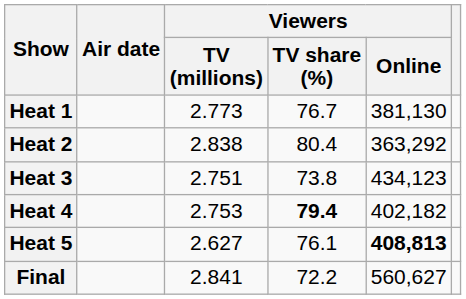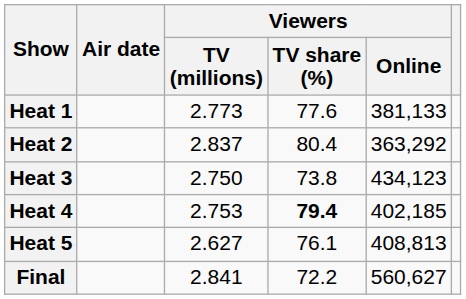(317, 111) 76.7 -> (317, 111) 77.6
(409, 111) 381,130 -> (409, 111) 381,133
(216, 144) 2.838 -> (216, 144) 2.837
(216, 177) 2.751 -> (216, 177) 2.750
(409, 210) 402,182 -> (409, 210) 402,185
(409, 244) bold -> (409, 244) normal
